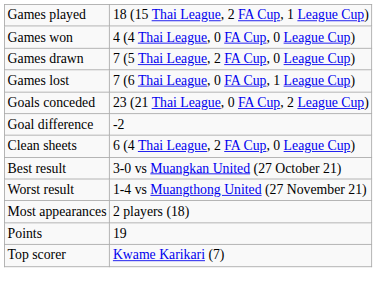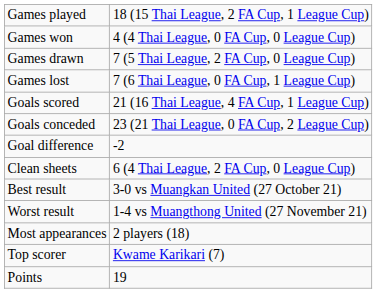+ row: (43, 102)
rows swapped: (37, 255) <-> (25, 233)
